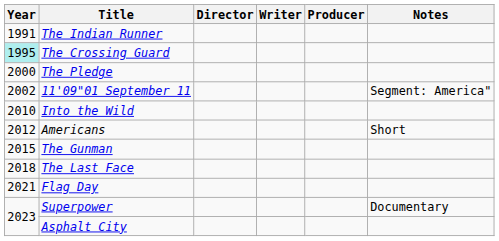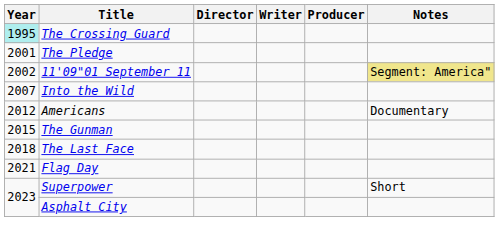- row: (102, 33)
(22, 72) 2000 -> (22, 53) 2001
(431, 91) no background -> (431, 72) khaki background
(22, 110) 2010 -> (22, 91) 2007
(388, 130) Short -> (409, 110) Documentary
(409, 207) Documentary -> (388, 188) Short
